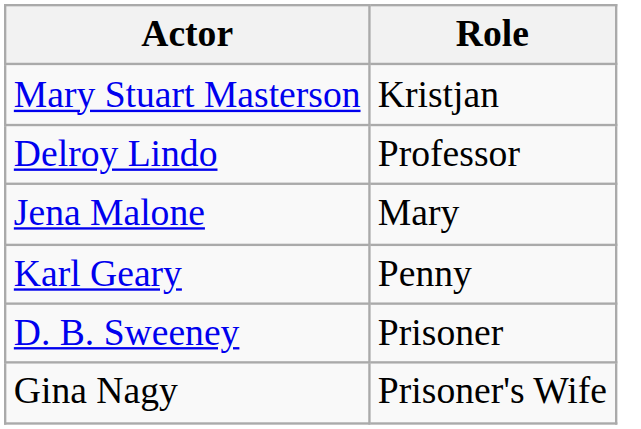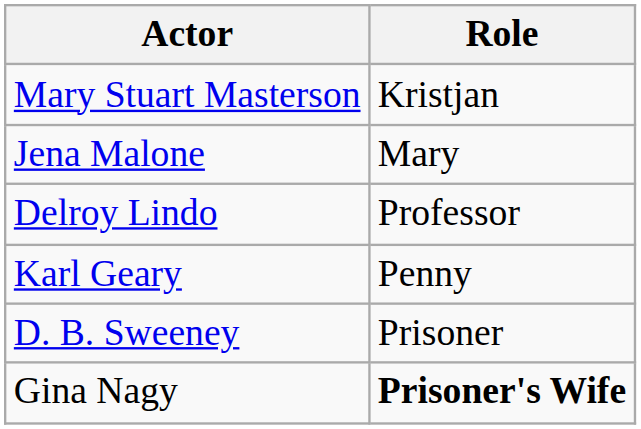rows swapped: (109, 213) <-> (116, 153)
(492, 392) normal -> (502, 392) bold
